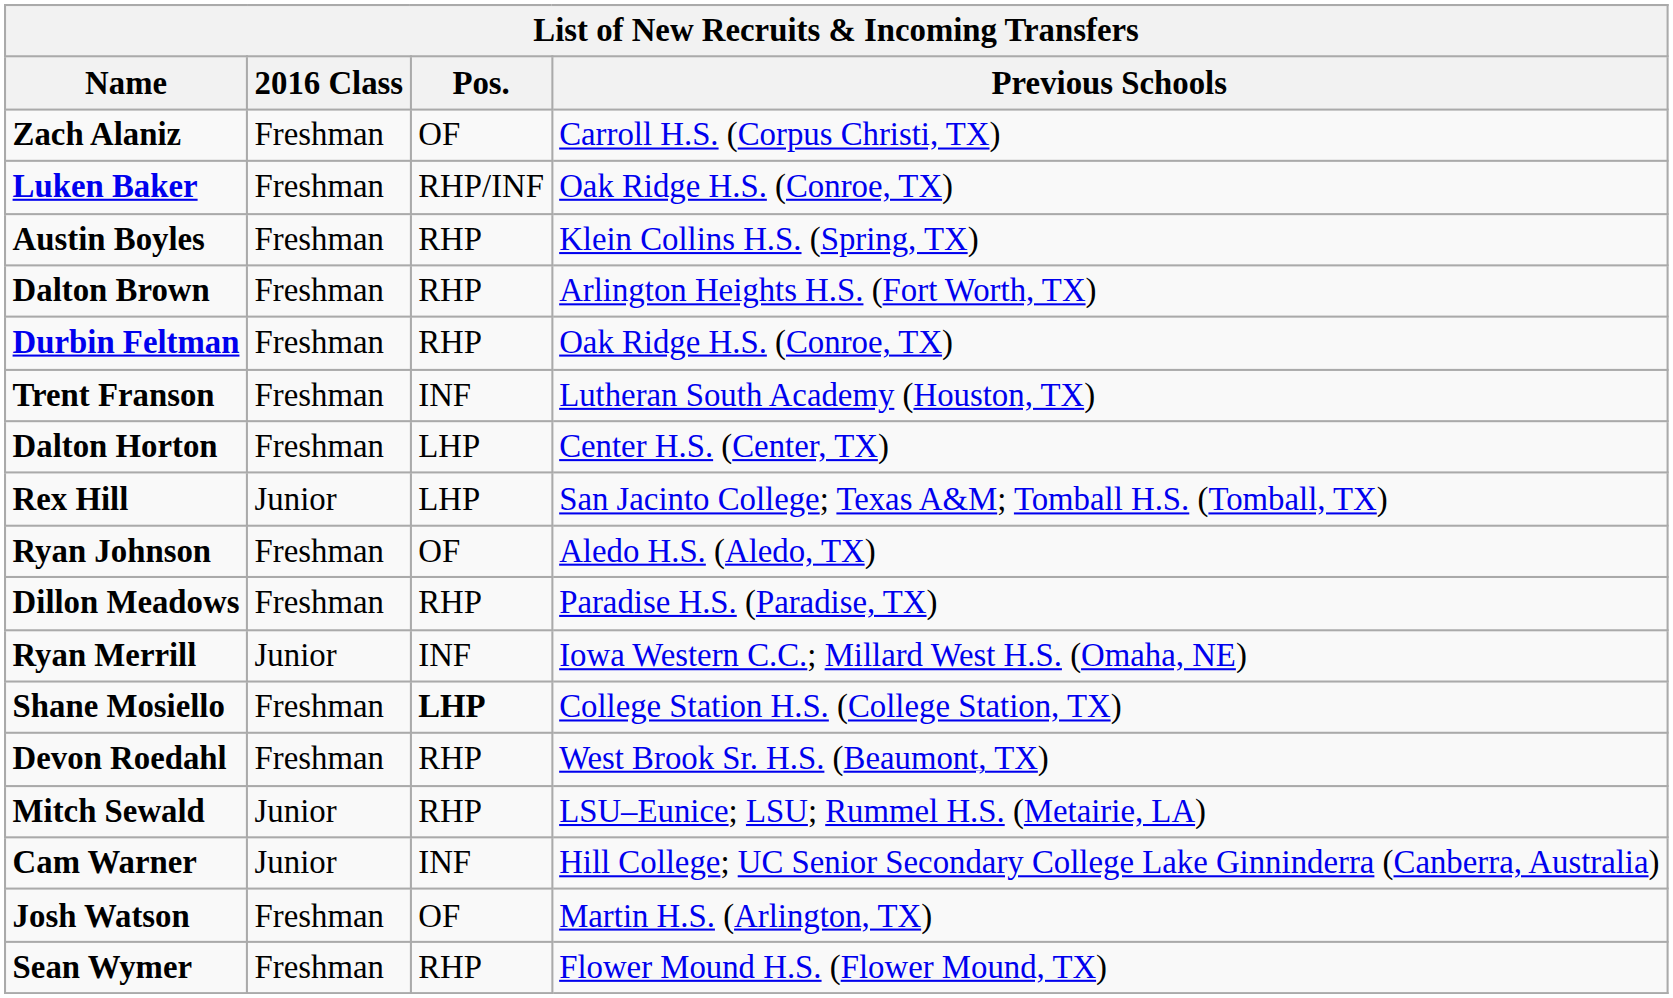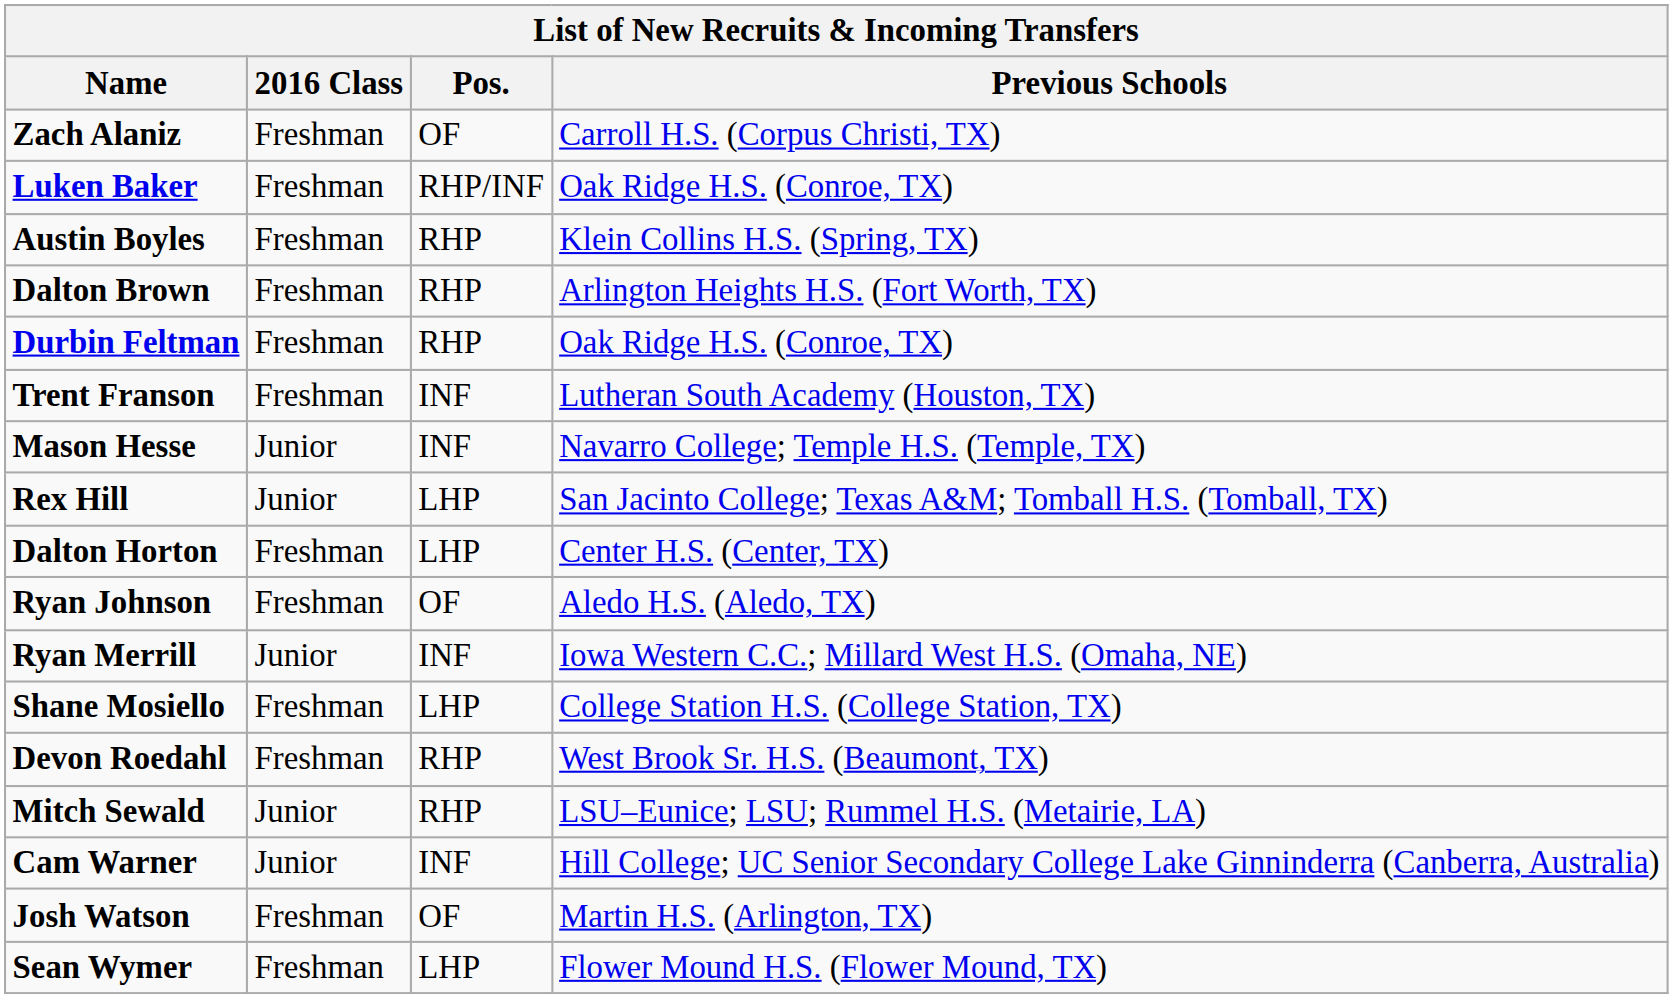+ row: (104, 446)
rows swapped: (70, 498) <-> (115, 446)
- row: (126, 602)
(452, 706) bold -> (449, 706) normal
(450, 966) RHP -> (449, 966) LHP
